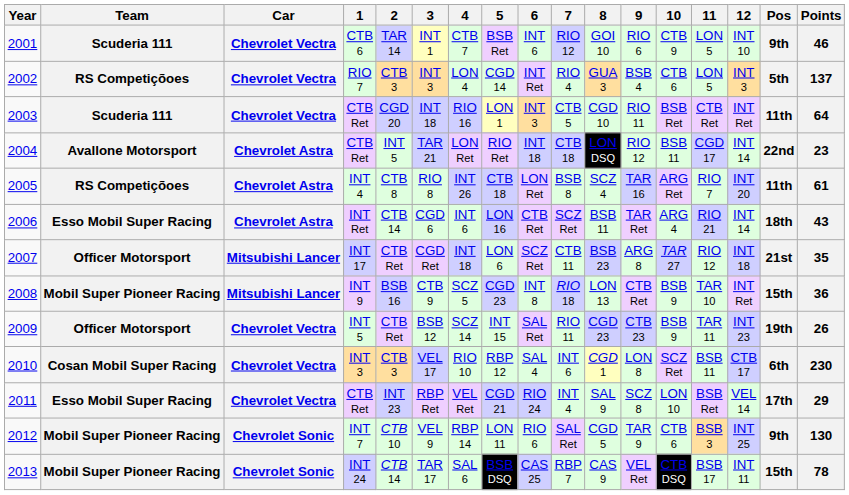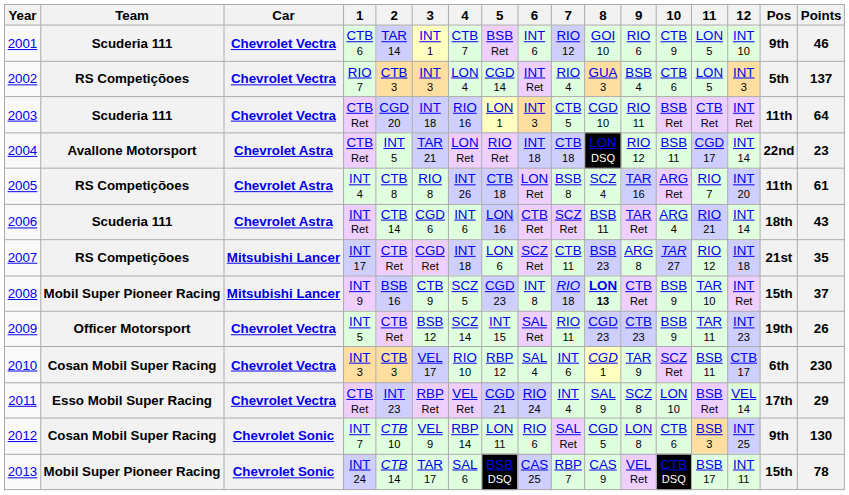(132, 221) Esso Mobil Super Racing -> (132, 221) Scuderia 111
(132, 257) Officer Motorsport -> (132, 257) RS Competiçõoes
(603, 292) normal -> (603, 293) bold
(821, 293) 36 -> (821, 293) 37
(639, 364) LON 8 -> (639, 364) TAR 9
(132, 436) Mobil Super Pioneer Racing -> (132, 436) Cosan Mobil Super Racing
(639, 435) TAR 9 -> (639, 435) LON 8
